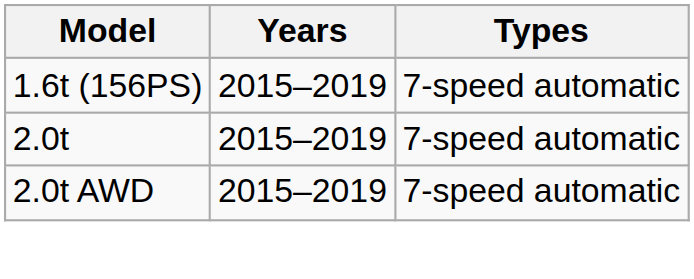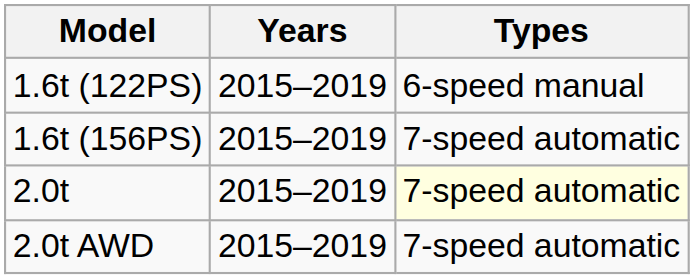+ row: (108, 84)
(541, 138) no background -> (541, 191) lightyellow background
